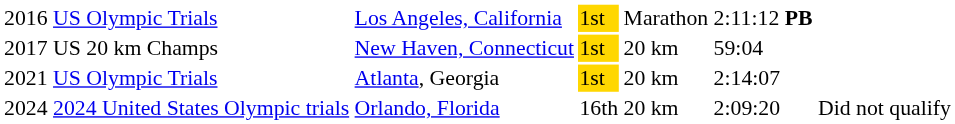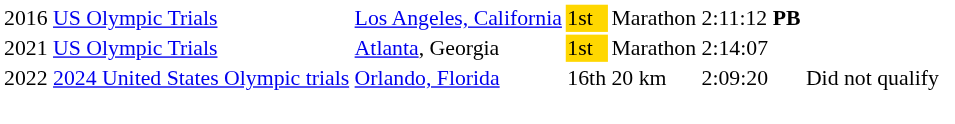- row: (136, 48)
(651, 77) 20 km -> (654, 48) Marathon
(26, 107) 2024 -> (26, 77) 2022
